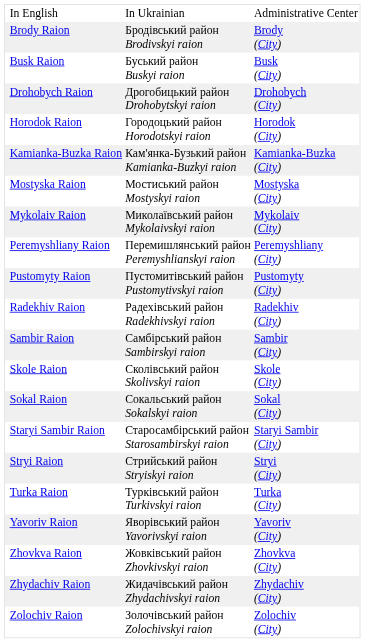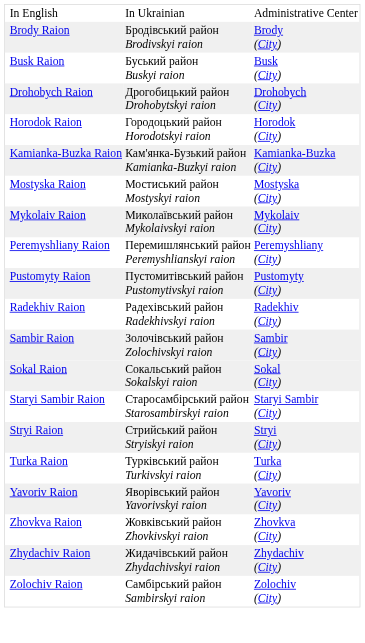(173, 345) Самбірський район Sambirskyi raion -> (174, 345) Золочівський район Zolochivskyi raion
- row: (38, 368)
(174, 622) Золочівський район Zolochivskyi raion -> (173, 591) Самбірський район Sambirskyi raion
